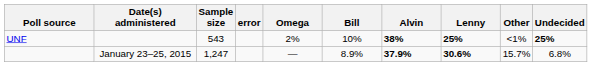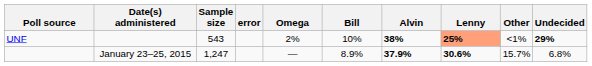(453, 38) no background -> (453, 38) lightsalmon background
(545, 38) 25% -> (545, 38) 29%
